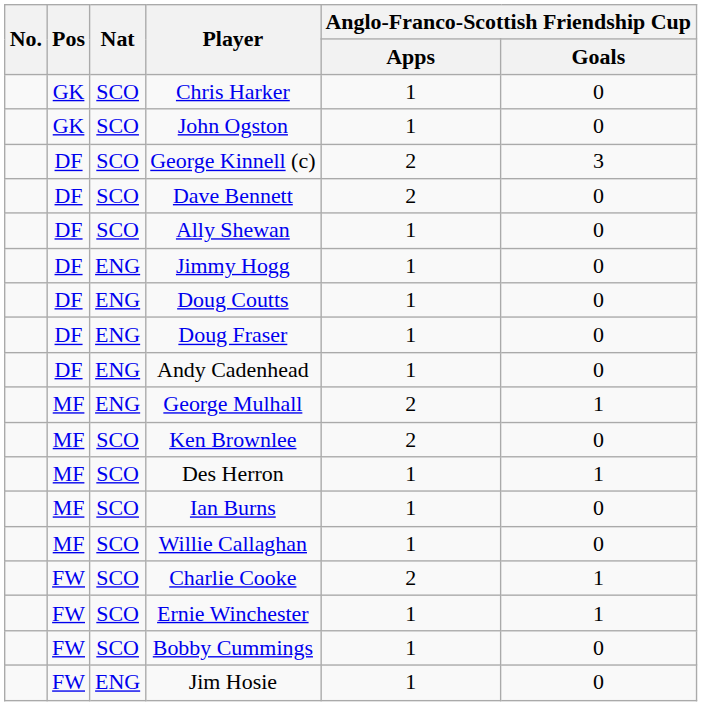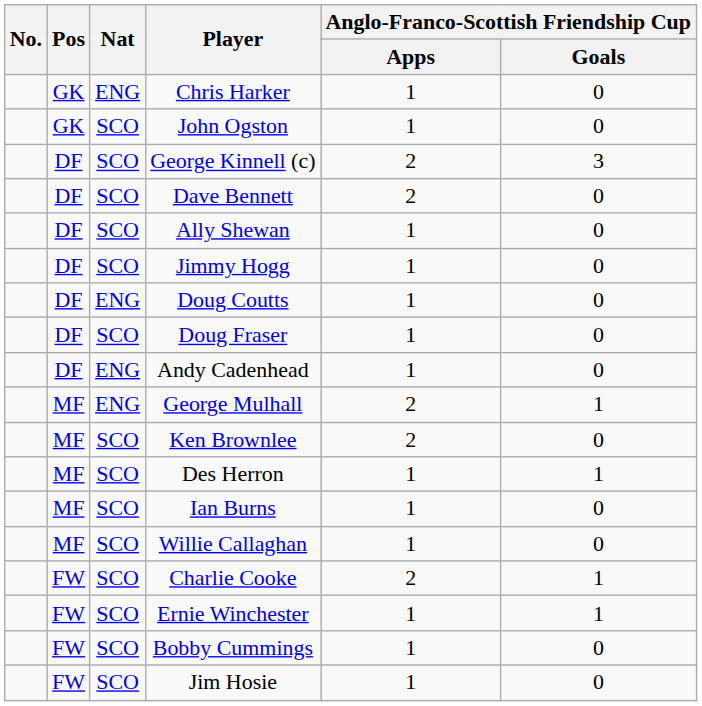(118, 91) SCO -> (118, 91) ENG
(118, 265) ENG -> (118, 265) SCO
(118, 334) ENG -> (118, 334) SCO
(118, 682) ENG -> (118, 682) SCO
